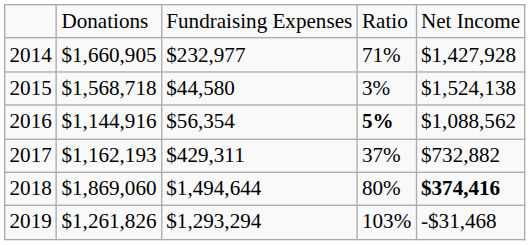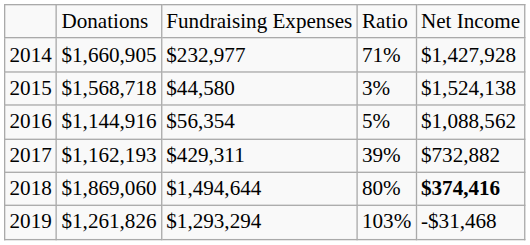(378, 121) bold -> (376, 121) normal
(381, 155) 37% -> (381, 155) 39%
